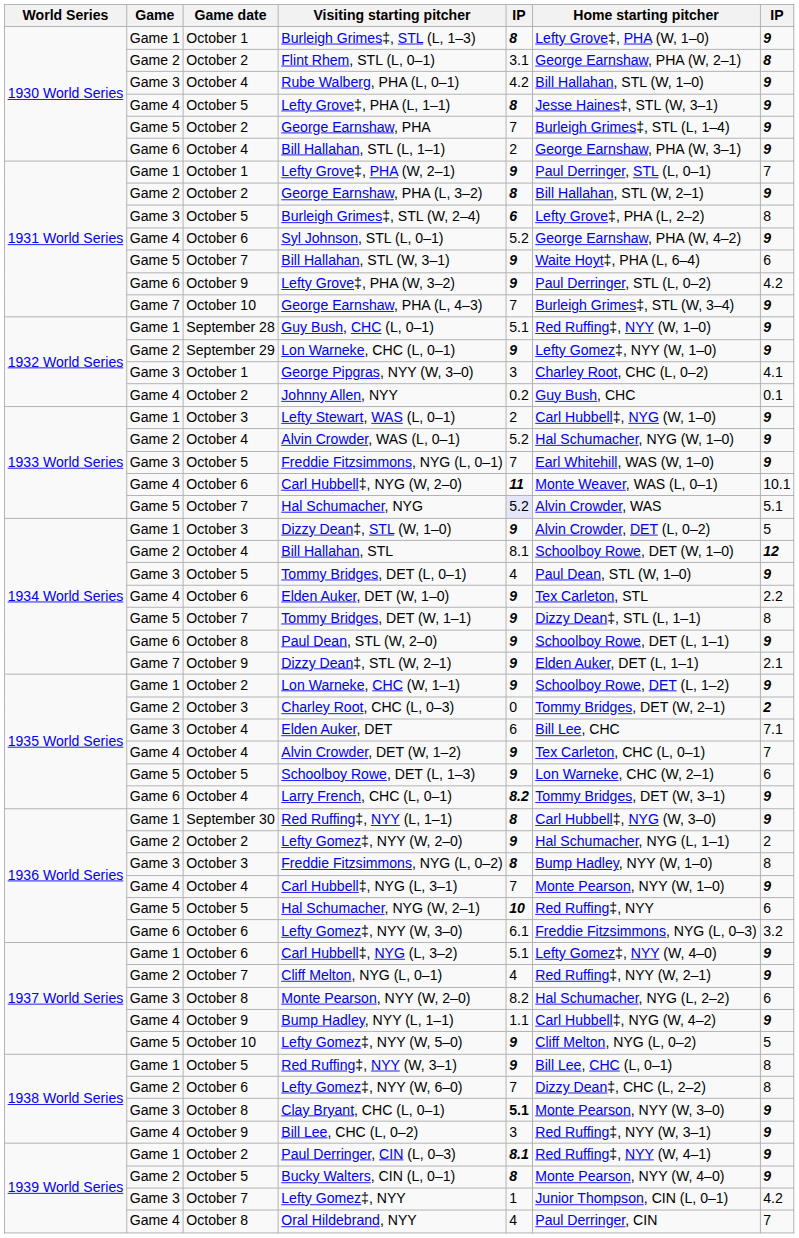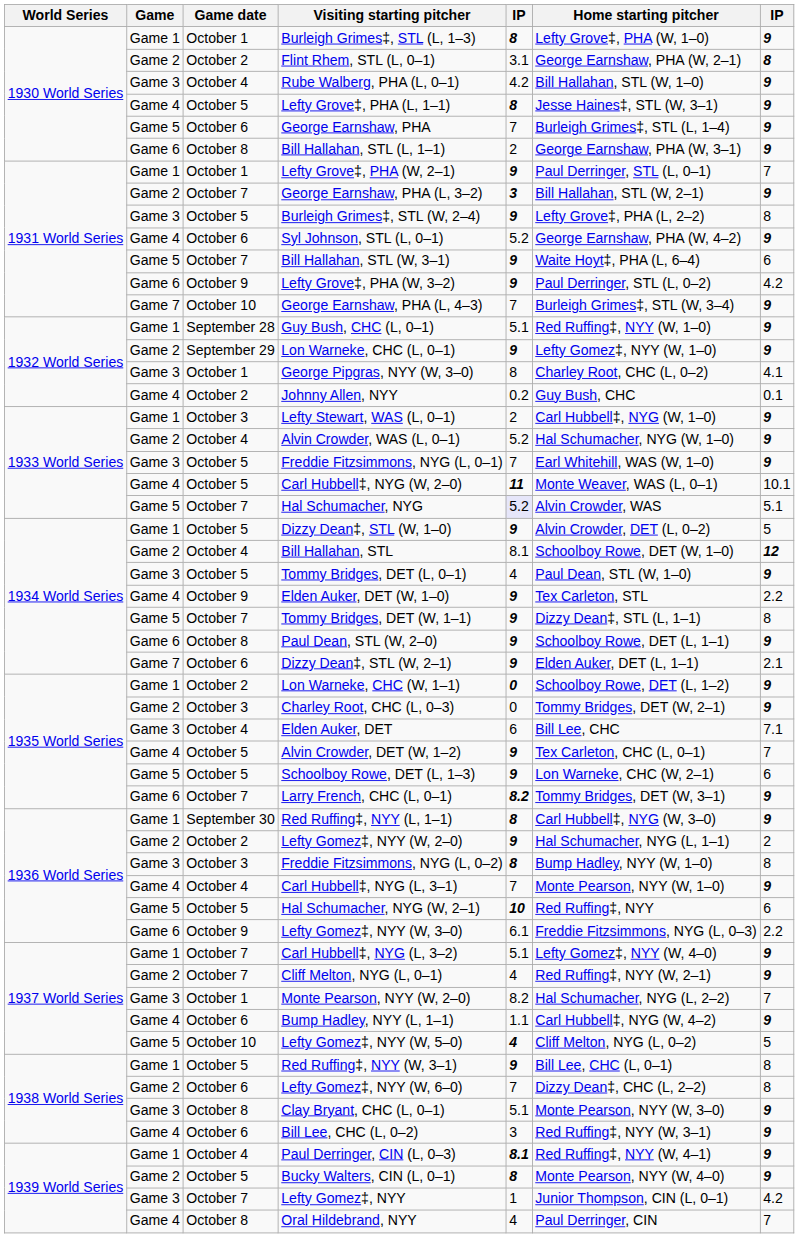(217, 127) October 2 -> (217, 127) October 6
(217, 149) October 4 -> (217, 149) October 8
(217, 194) October 2 -> (217, 194) October 7
(513, 194) 8 -> (513, 194) 3
(513, 216) 6 -> (513, 216) 9
(513, 372) 3 -> (513, 372) 8
(217, 484) October 6 -> (217, 484) October 5
(217, 529) October 3 -> (217, 529) October 5
(217, 596) October 6 -> (217, 596) October 9
(217, 663) October 9 -> (217, 663) October 6
(513, 685) 9 -> (513, 685) 0
(767, 707) 2 -> (767, 707) 9
(217, 752) October 4 -> (217, 752) October 5
(217, 797) October 4 -> (217, 797) October 7
(217, 931) October 6 -> (217, 931) October 9
(773, 931) 3.2 -> (773, 931) 2.2
(217, 953) October 6 -> (217, 953) October 7
(217, 998) October 8 -> (217, 998) October 1
(767, 998) 6 -> (767, 998) 7
(217, 1020) October 9 -> (217, 1020) October 6
(513, 1042) 9 -> (513, 1042) 4
(519, 1109) bold -> (519, 1109) normal
(217, 1132) October 9 -> (217, 1132) October 6
(217, 1154) October 2 -> (217, 1154) October 4
